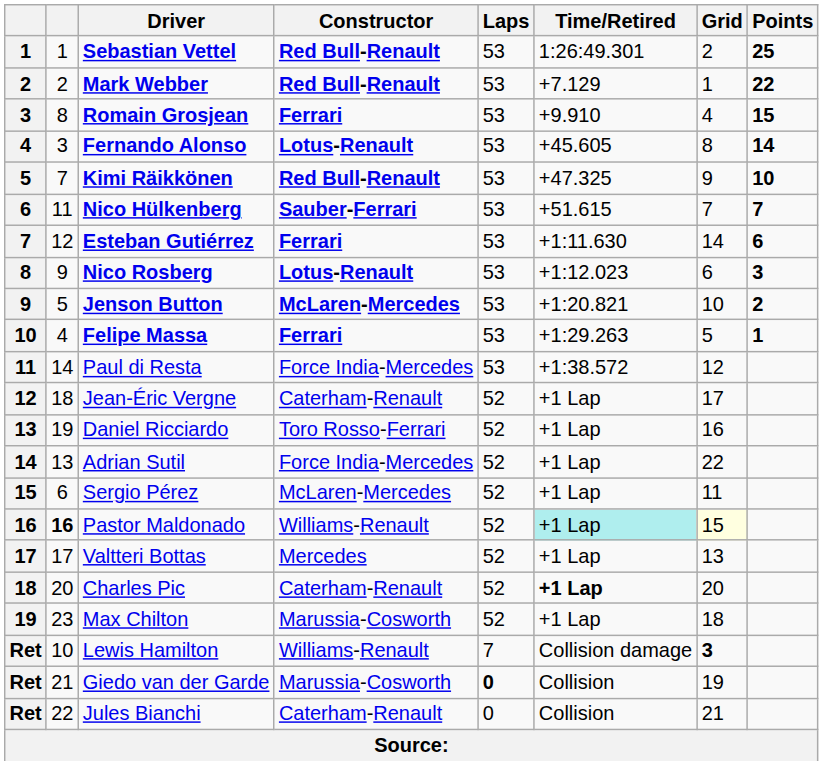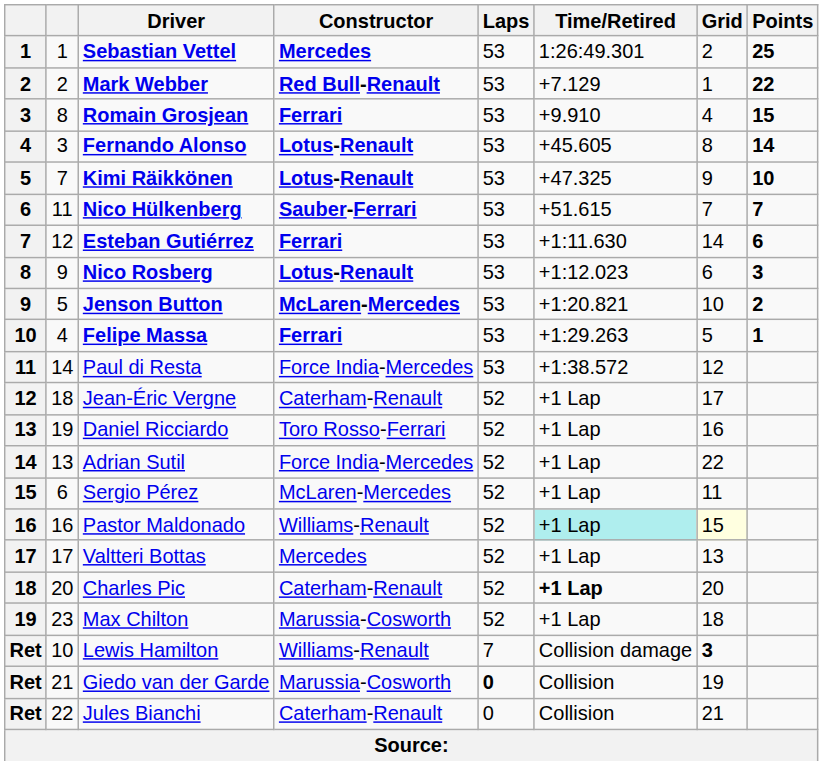(359, 52) Red Bull-Renault -> (325, 52) Mercedes
(359, 178) Red Bull-Renault -> (346, 178) Lotus-Renault
(62, 524) bold -> (62, 524) normal
